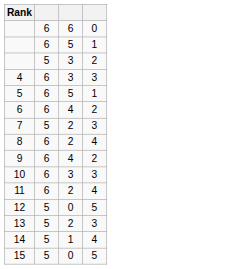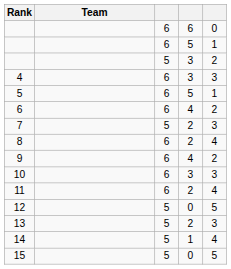+ column: (95, 12)
